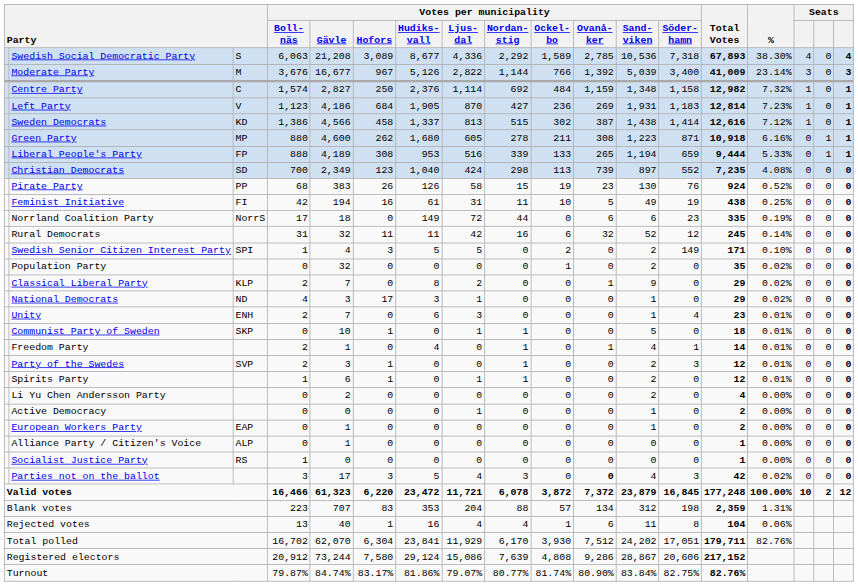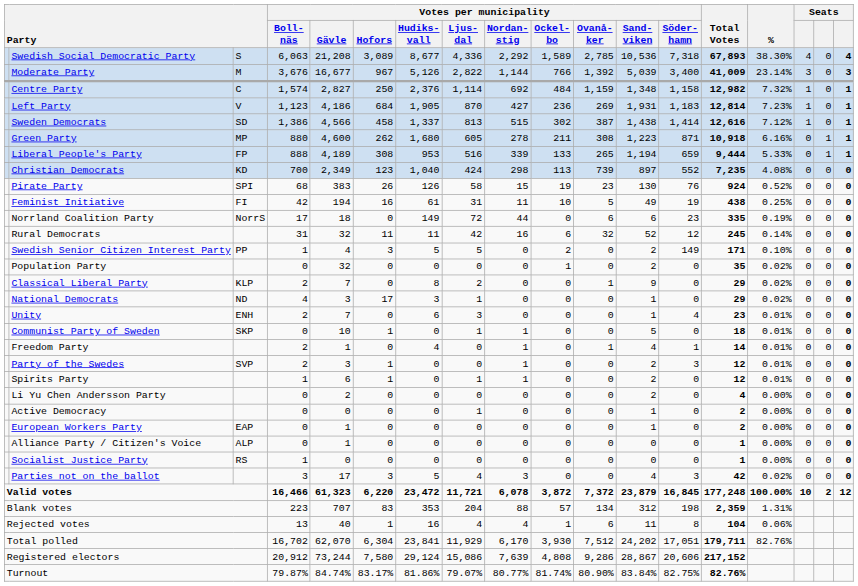(241, 122) KD -> (241, 122) SD
(241, 170) SD -> (241, 170) KD
(241, 186) PP -> (244, 186) SPI
(244, 251) SPI -> (241, 251) PP
(611, 476) bold -> (611, 476) normal
